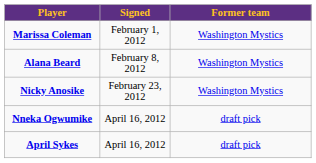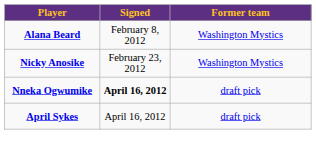- row: (52, 35)
(135, 118) normal -> (135, 90) bold
